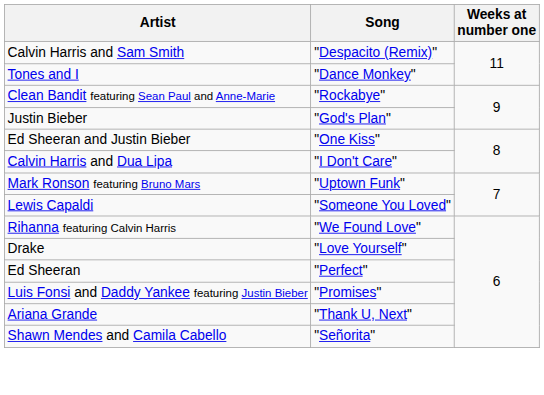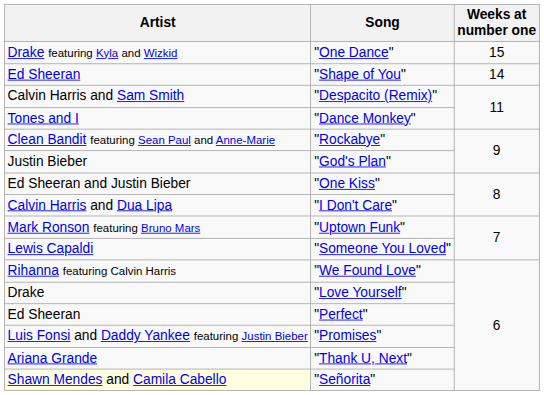+ row: (354, 52)
+ row: (360, 74)
(117, 336) no background -> (117, 380) lightyellow background
